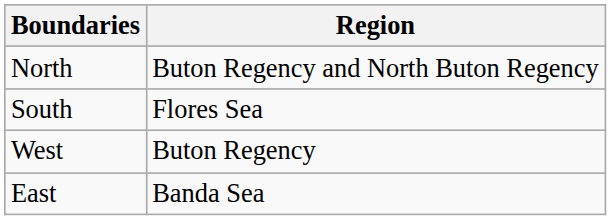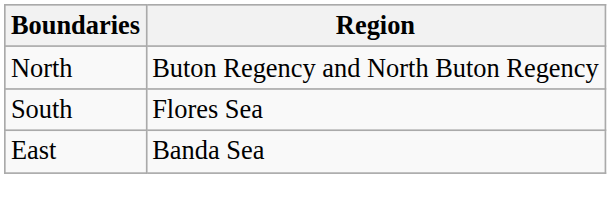- row: (37, 151)
